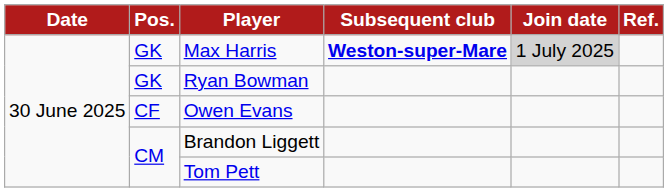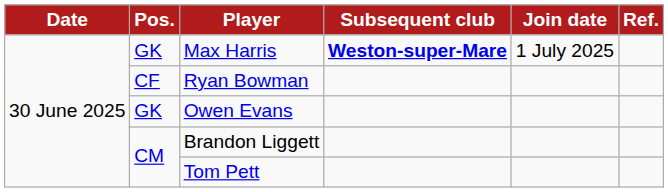(565, 50) lightgrey background -> (565, 50) no background
(148, 80) GK -> (147, 80) CF
(147, 111) CF -> (148, 111) GK
